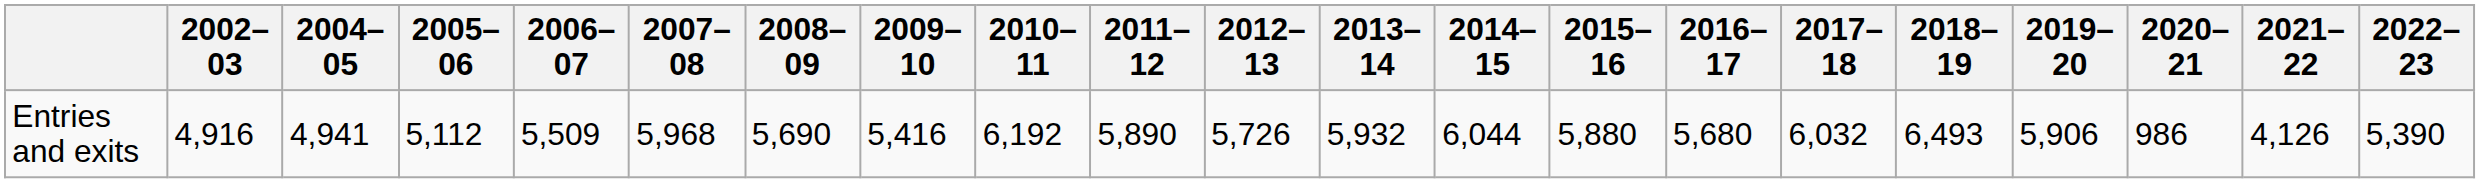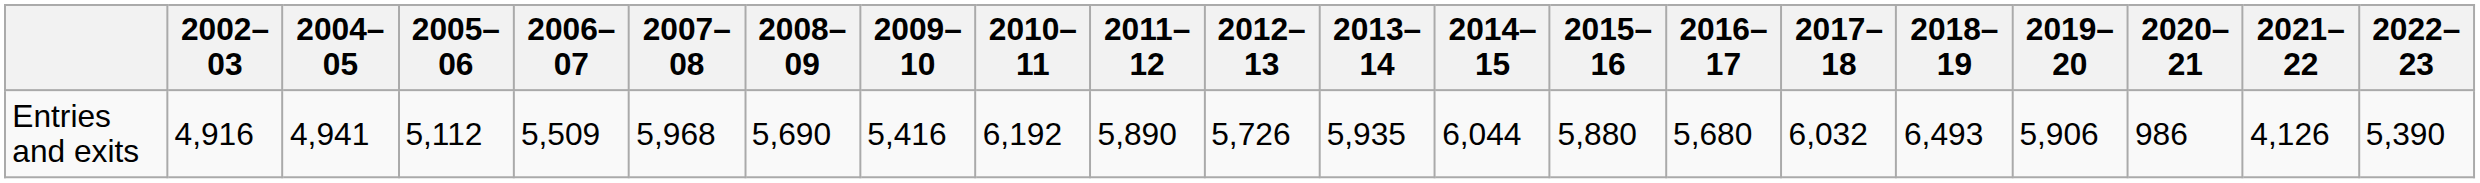(1366, 133) 5,932 -> (1366, 133) 5,935
